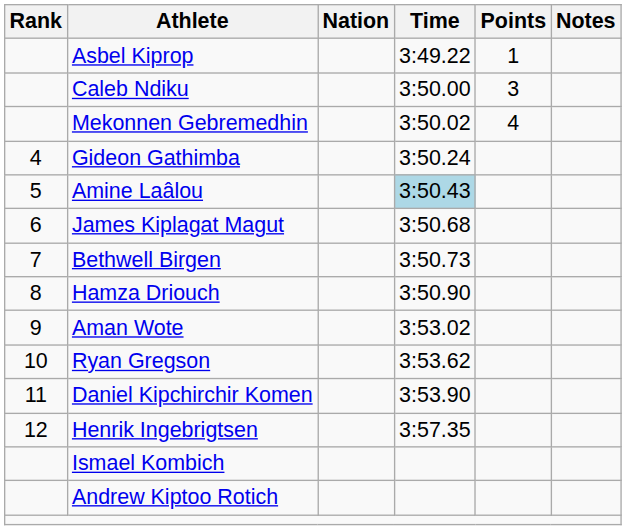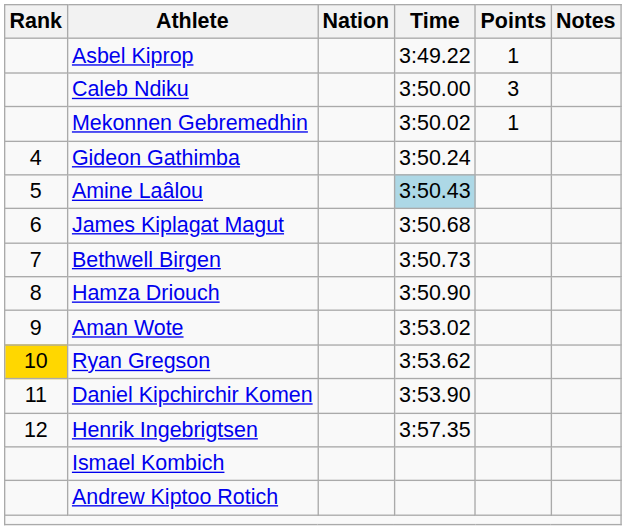(513, 123) 4 -> (513, 123) 1
(36, 361) no background -> (36, 361) gold background
